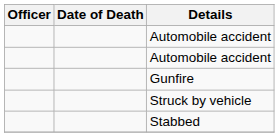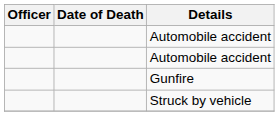- row: (29, 122)
